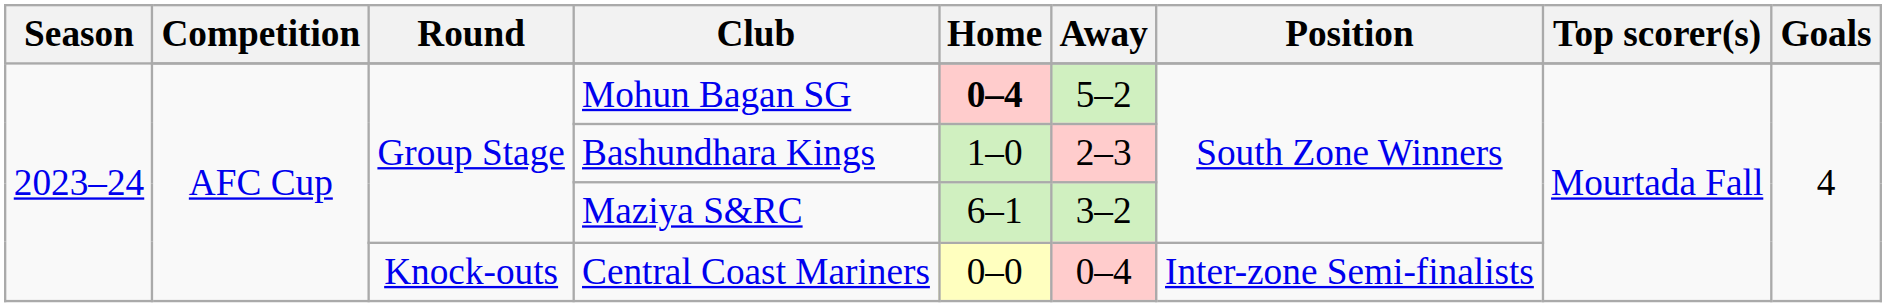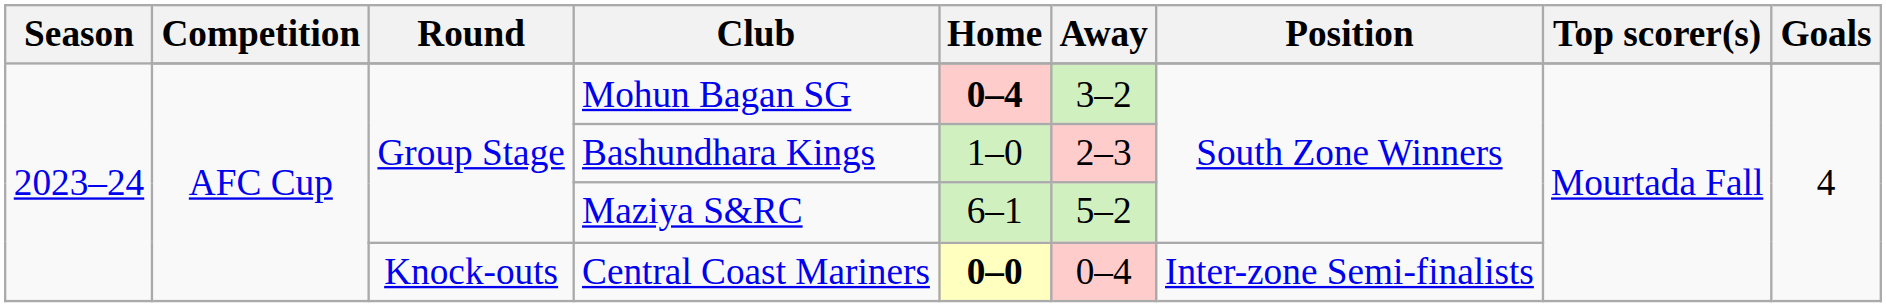(1104, 93) 5–2 -> (1104, 93) 3–2
(1104, 211) 3–2 -> (1104, 211) 5–2
(995, 270) normal -> (995, 270) bold
